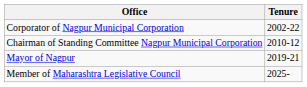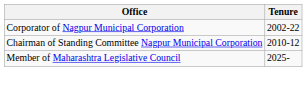- row: (41, 58)
